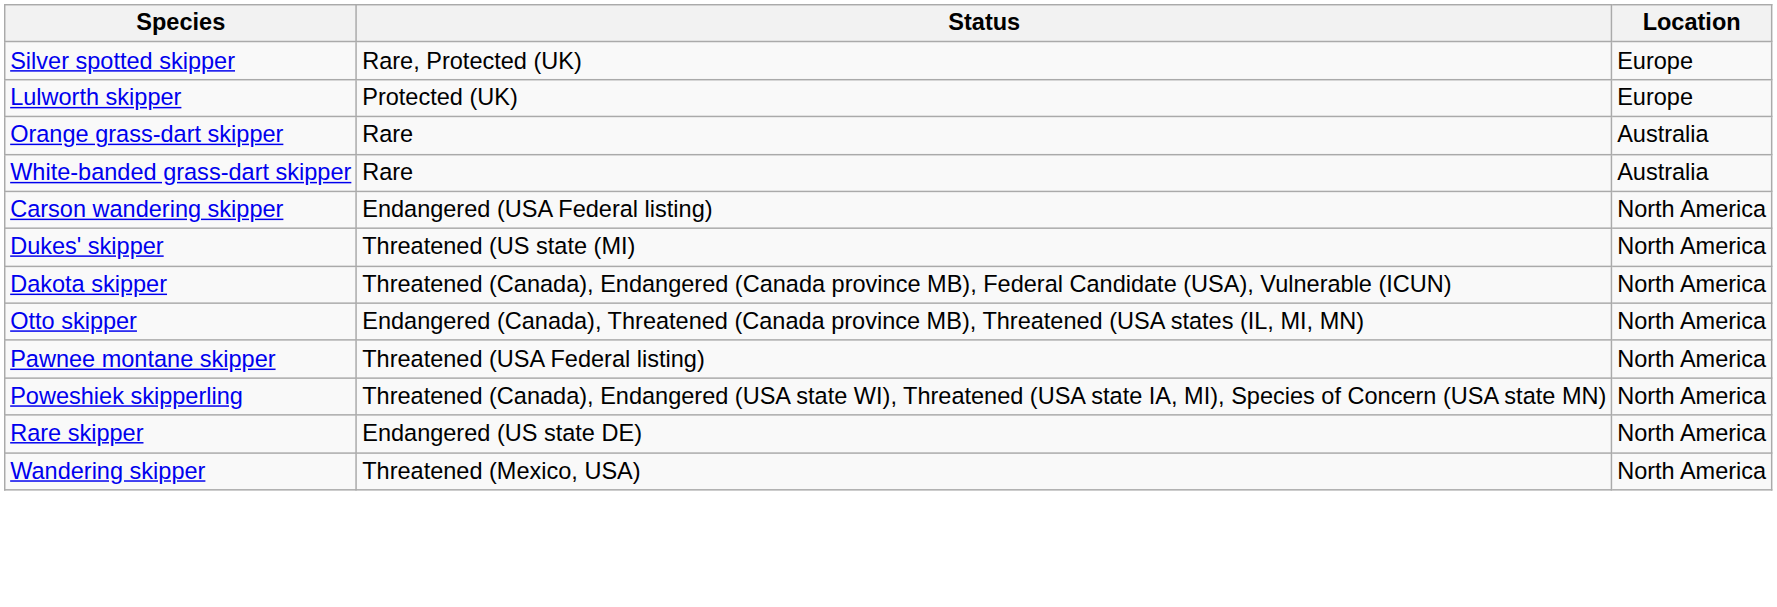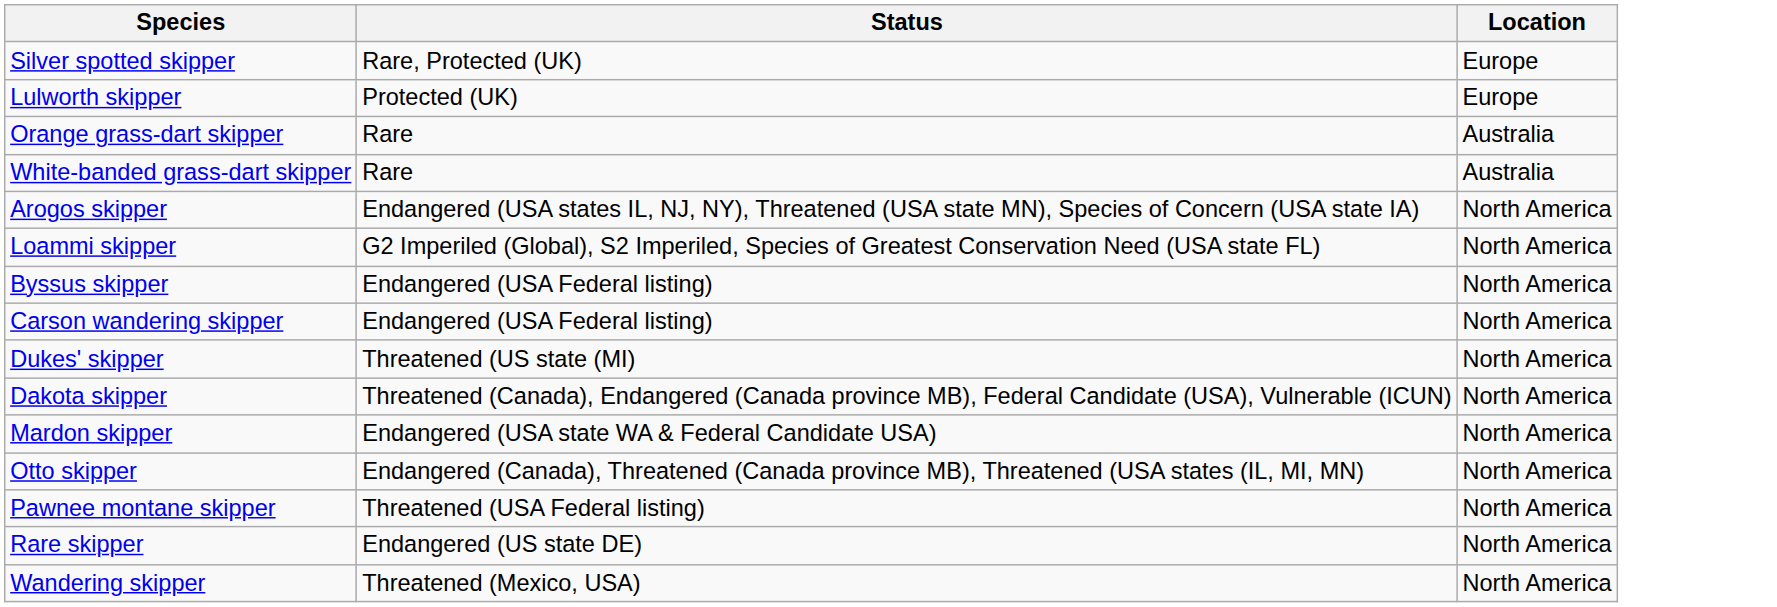+ row: (89, 209)
+ row: (93, 246)
+ row: (89, 284)
+ row: (91, 433)
- row: (127, 396)
